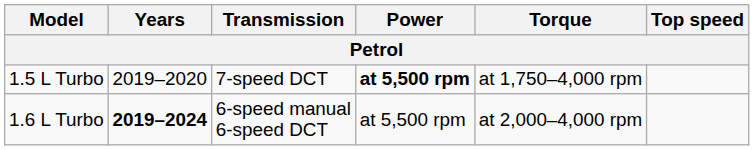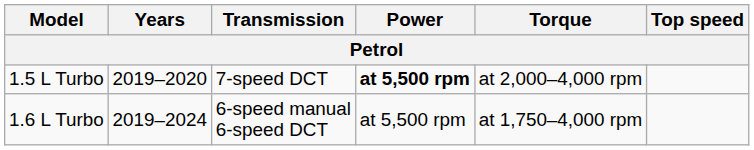(560, 80) at 1,750–4,000 rpm -> (560, 80) at 2,000–4,000 rpm
(160, 120) bold -> (160, 120) normal
(560, 120) at 2,000–4,000 rpm -> (560, 120) at 1,750–4,000 rpm
